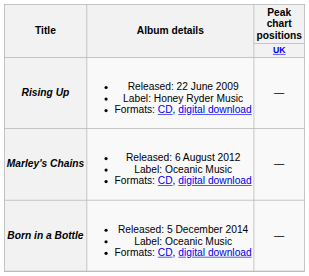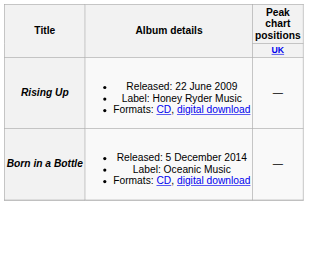- row: (45, 164)
